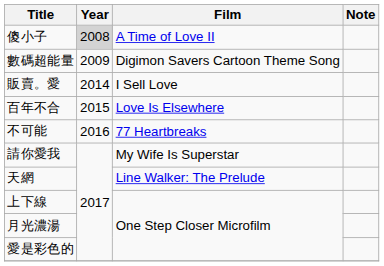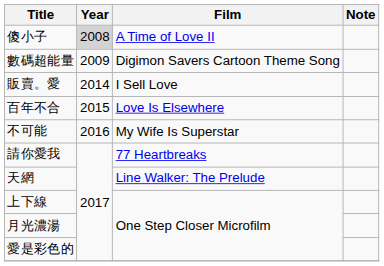(161, 131) 77 Heartbreaks -> (177, 131) My Wife Is Superstar
(177, 155) My Wife Is Superstar -> (161, 155) 77 Heartbreaks
